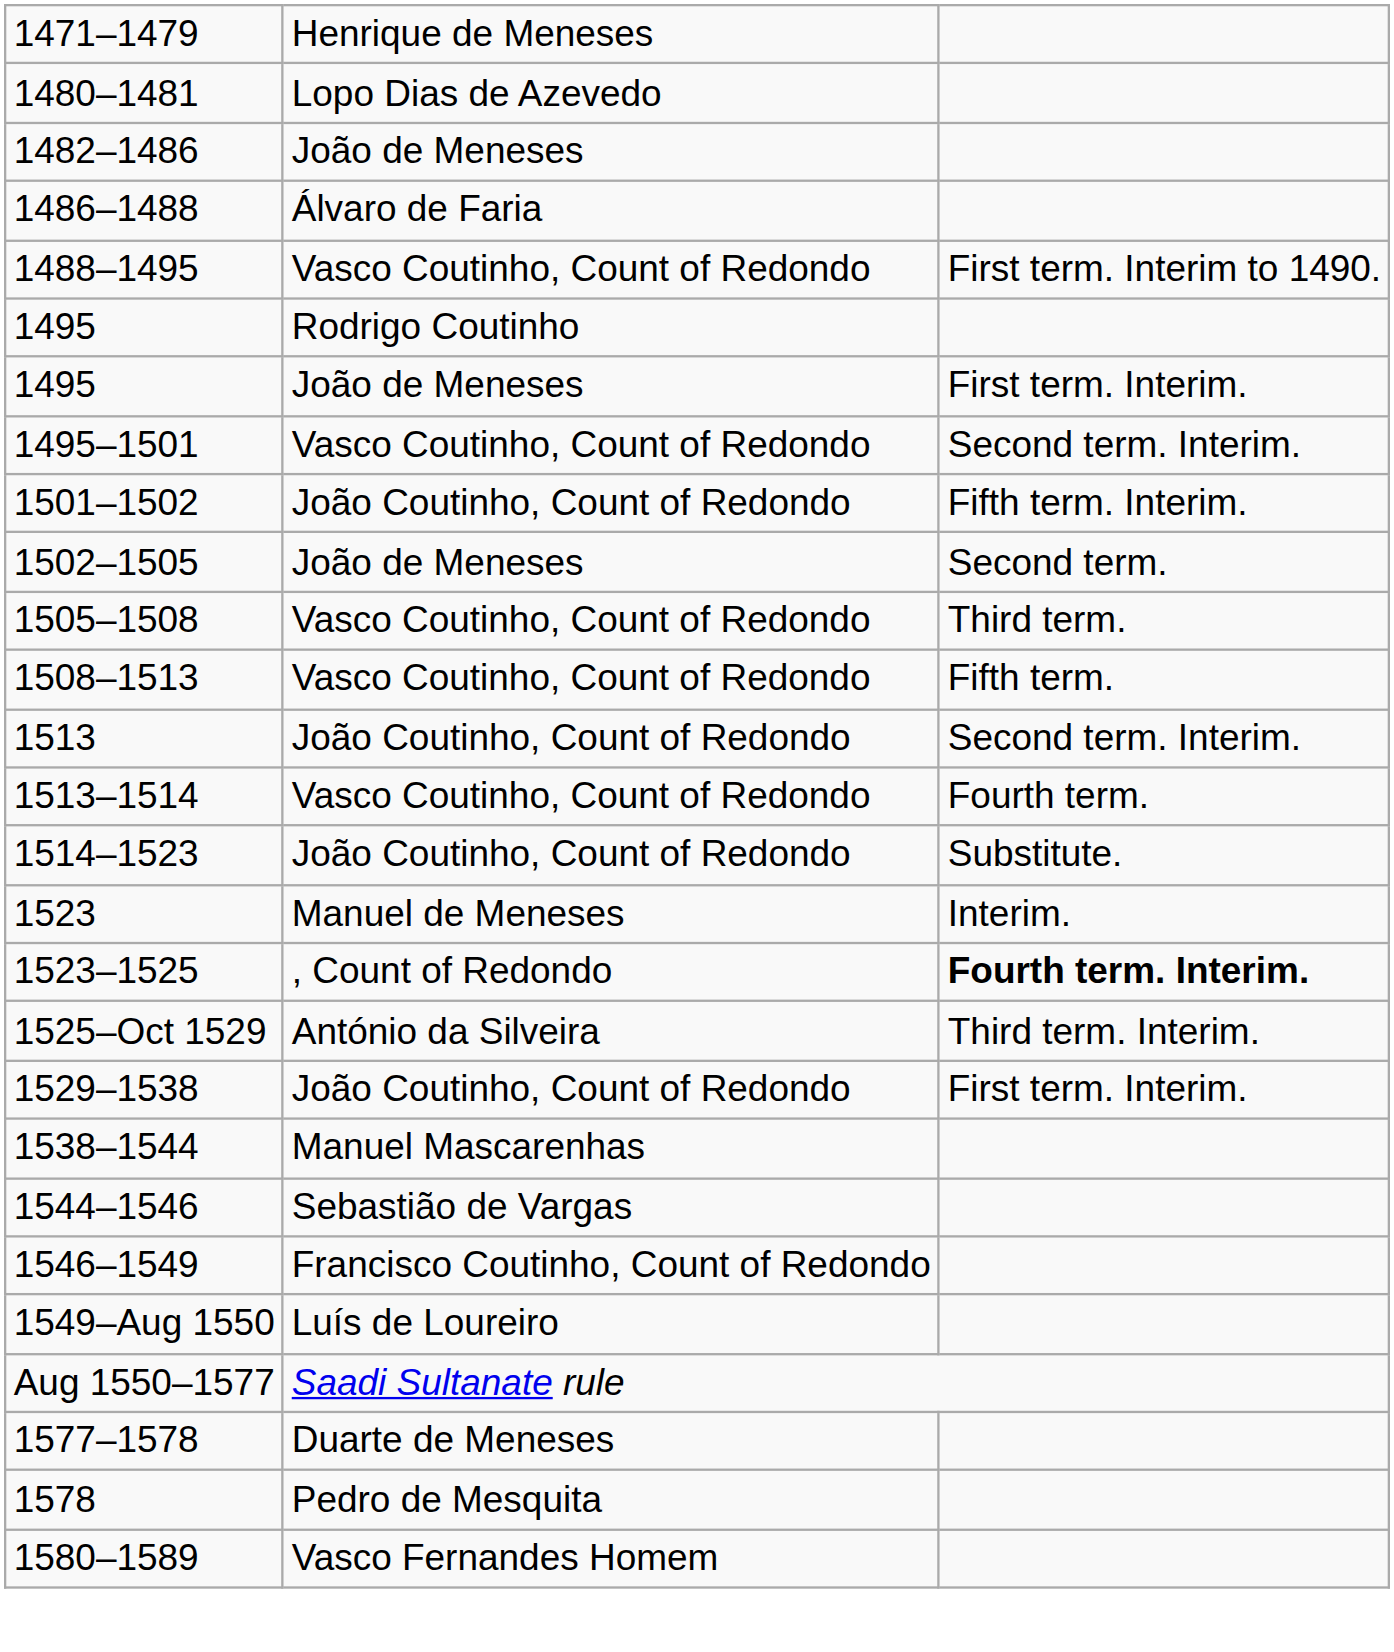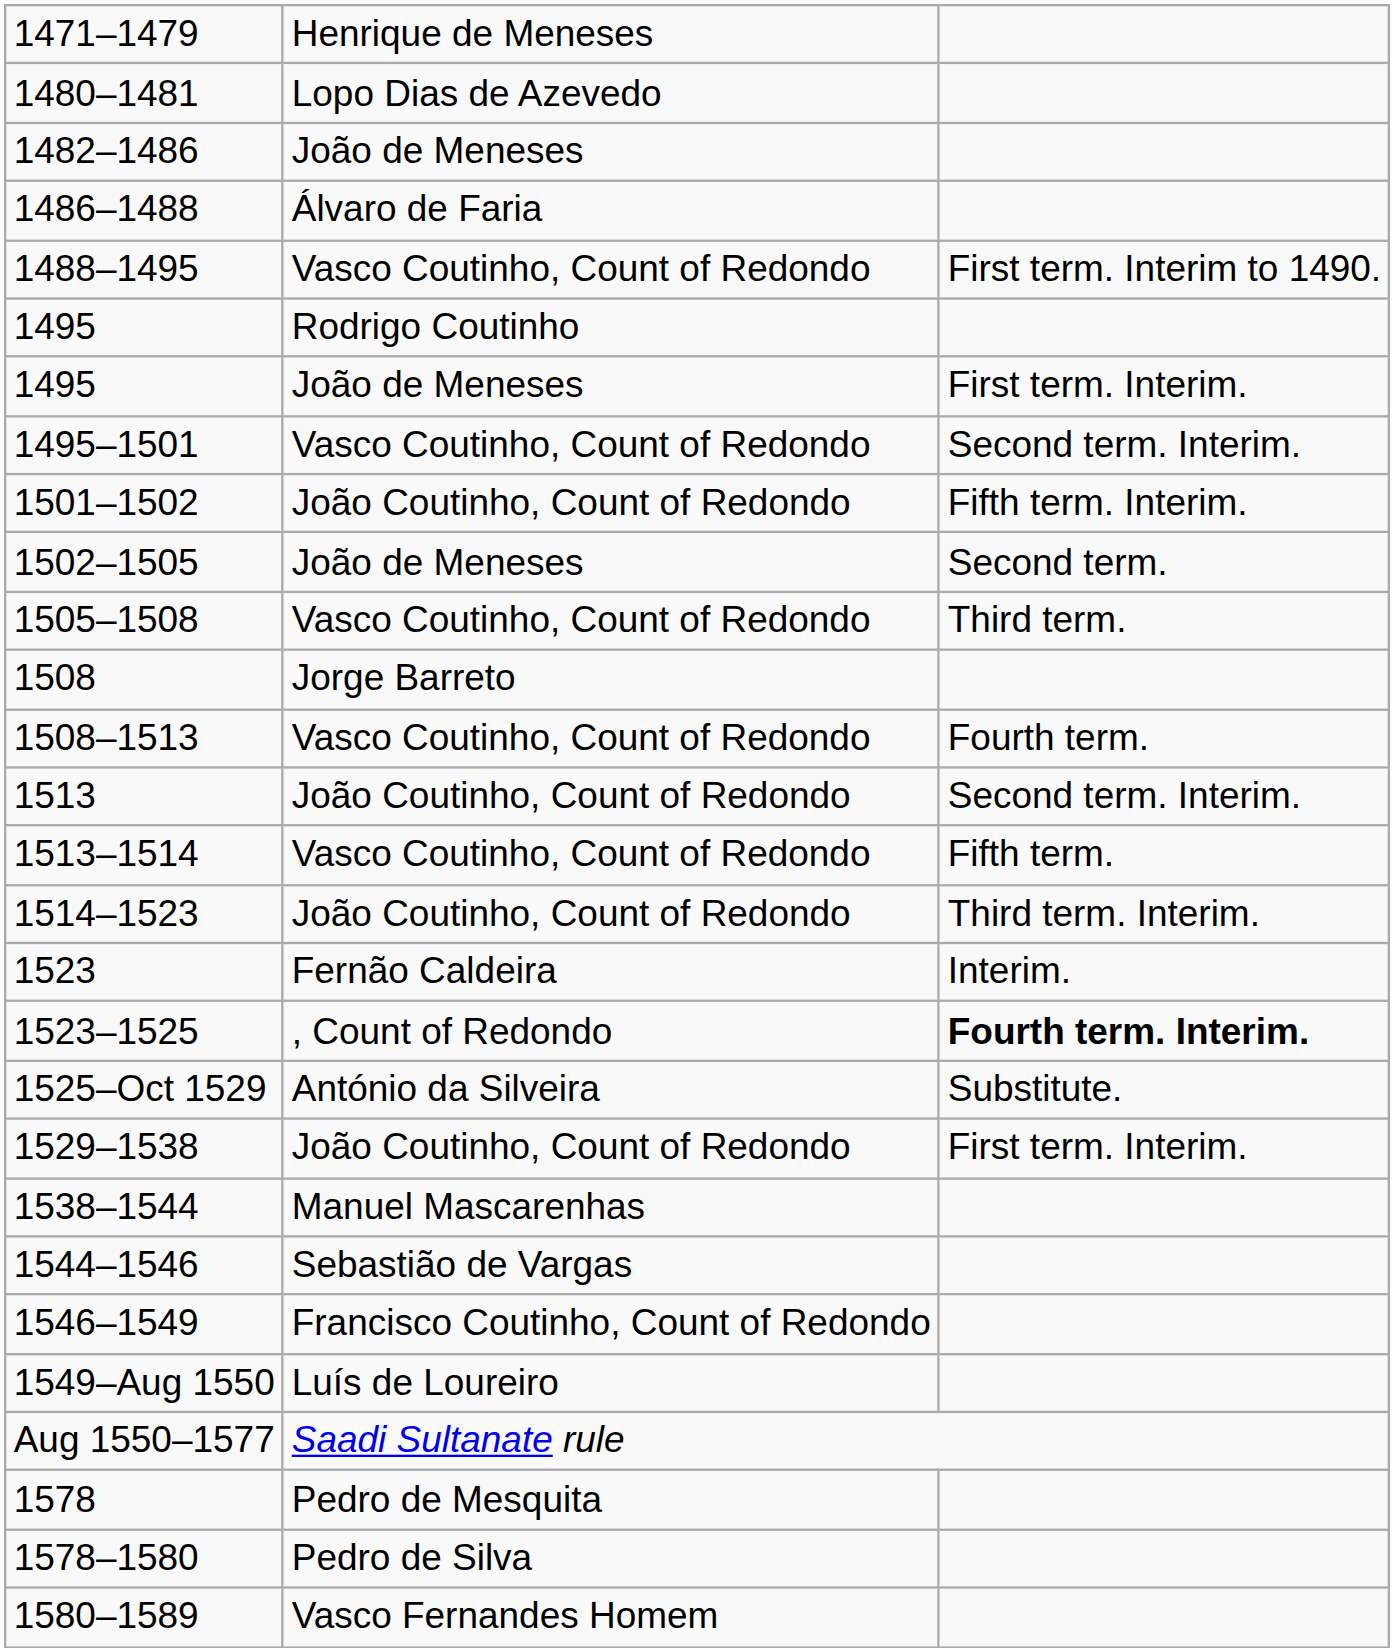+ row: (137, 678)
(1031, 678) Fifth term. -> (1048, 737) Fourth term.
(1048, 795) Fourth term. -> (1031, 854) Fifth term.
(1035, 854) Substitute. -> (1104, 913) Third term. Interim.
- row: (55, 913)
+ row: (55, 971)
(1104, 1030) Third term. Interim. -> (1035, 1088) Substitute.
- row: (106, 1440)
+ row: (106, 1557)
